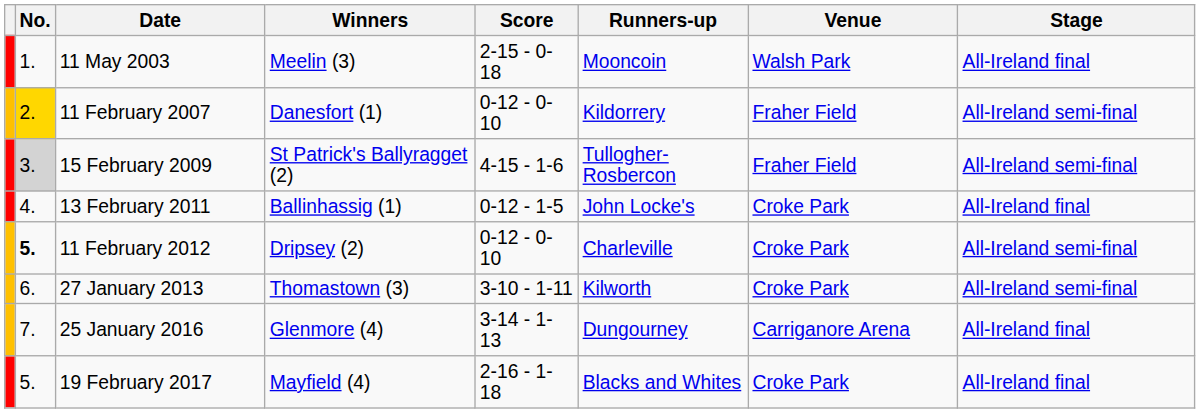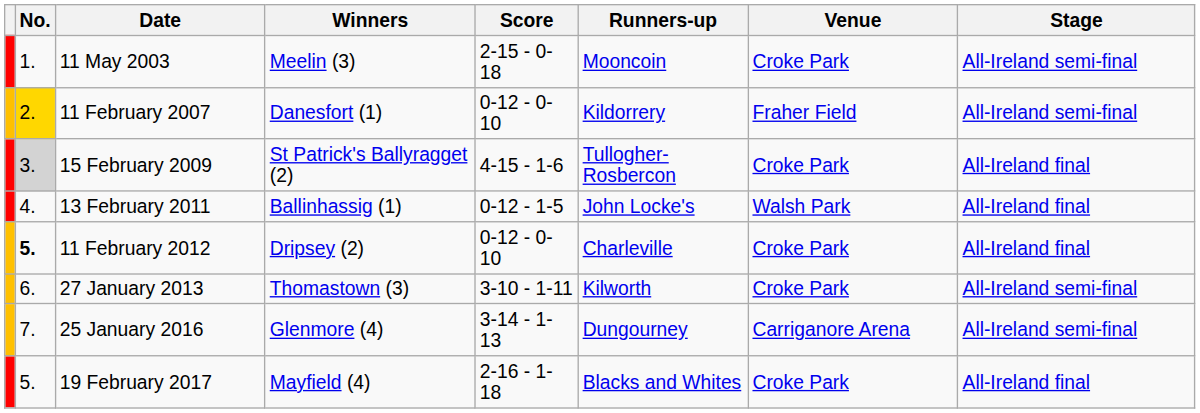(801, 62) Walsh Park -> (801, 62) Croke Park
(1026, 62) All-Ireland final -> (1050, 62) All-Ireland semi-final
(804, 165) Fraher Field -> (801, 165) Croke Park
(1050, 165) All-Ireland semi-final -> (1026, 165) All-Ireland final
(801, 207) Croke Park -> (801, 207) Walsh Park
(1050, 248) All-Ireland semi-final -> (1026, 248) All-Ireland final
(1026, 330) All-Ireland final -> (1050, 330) All-Ireland semi-final
